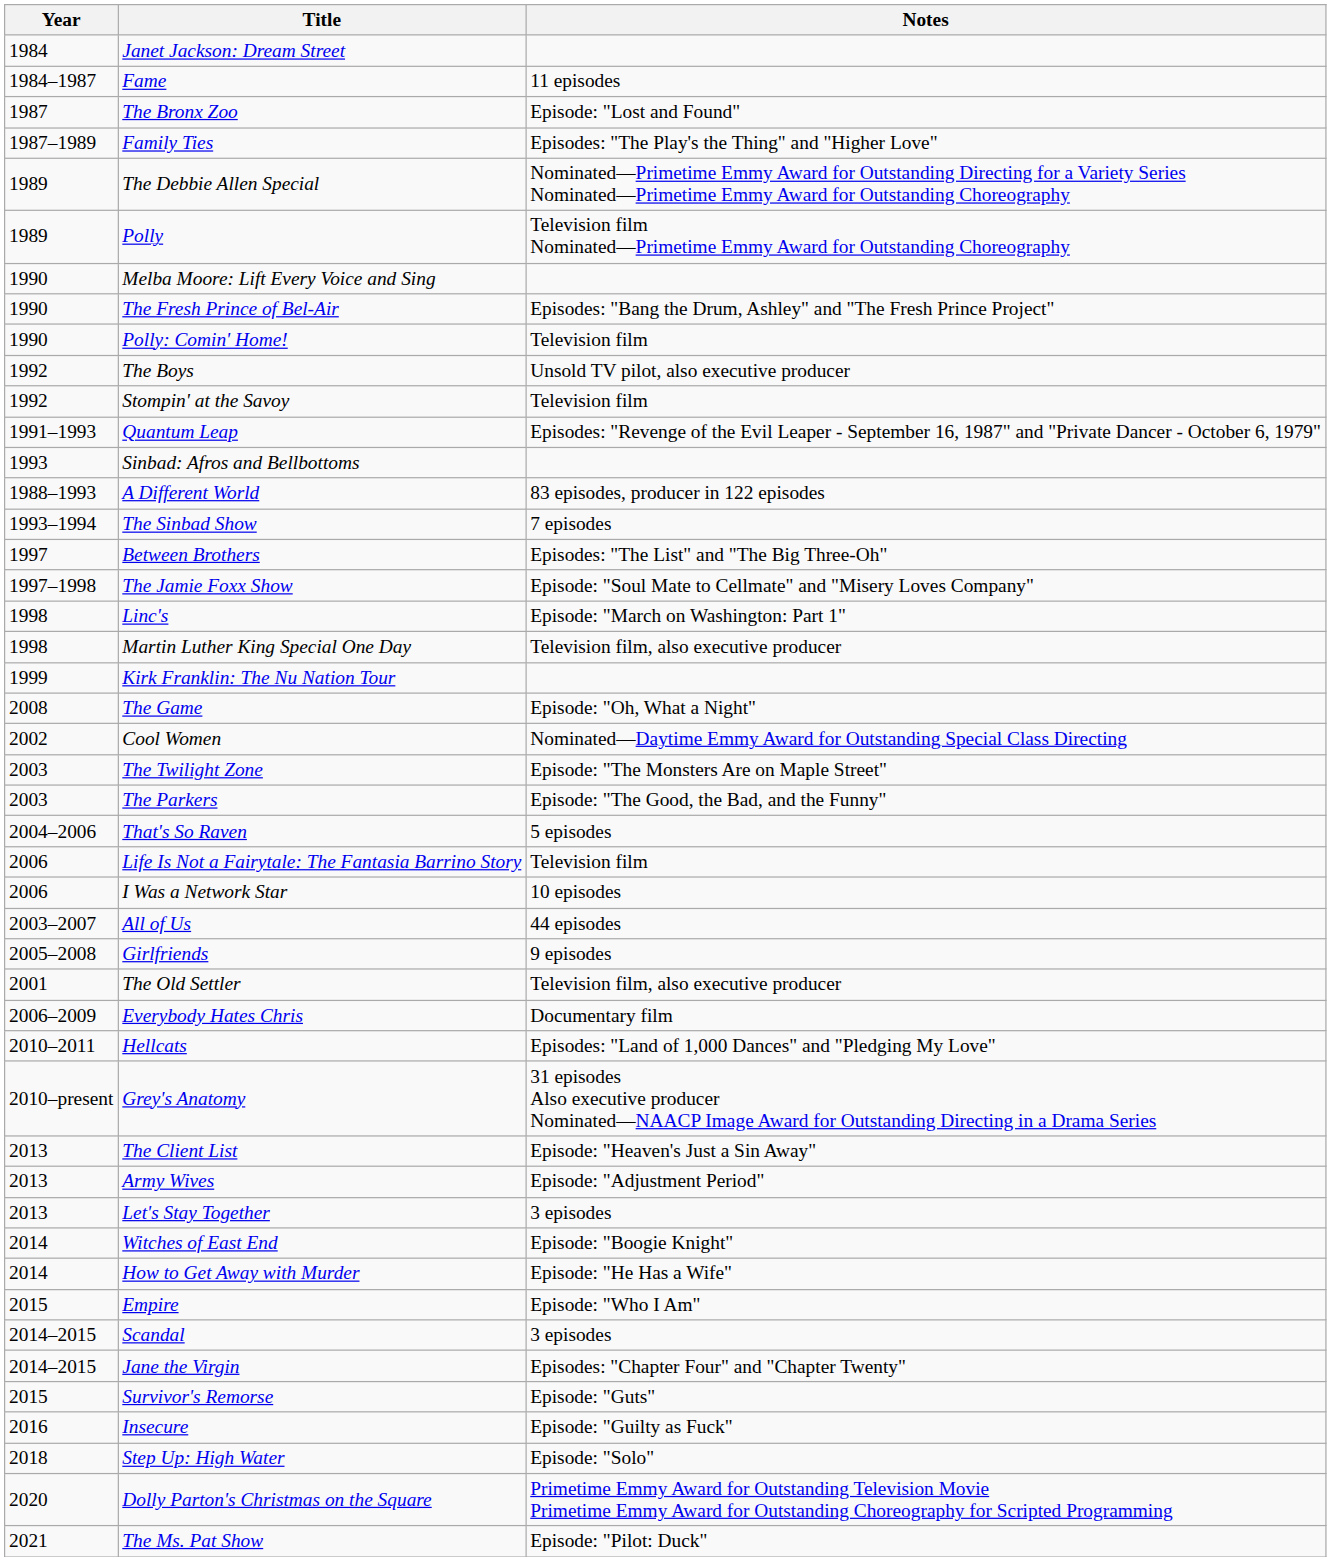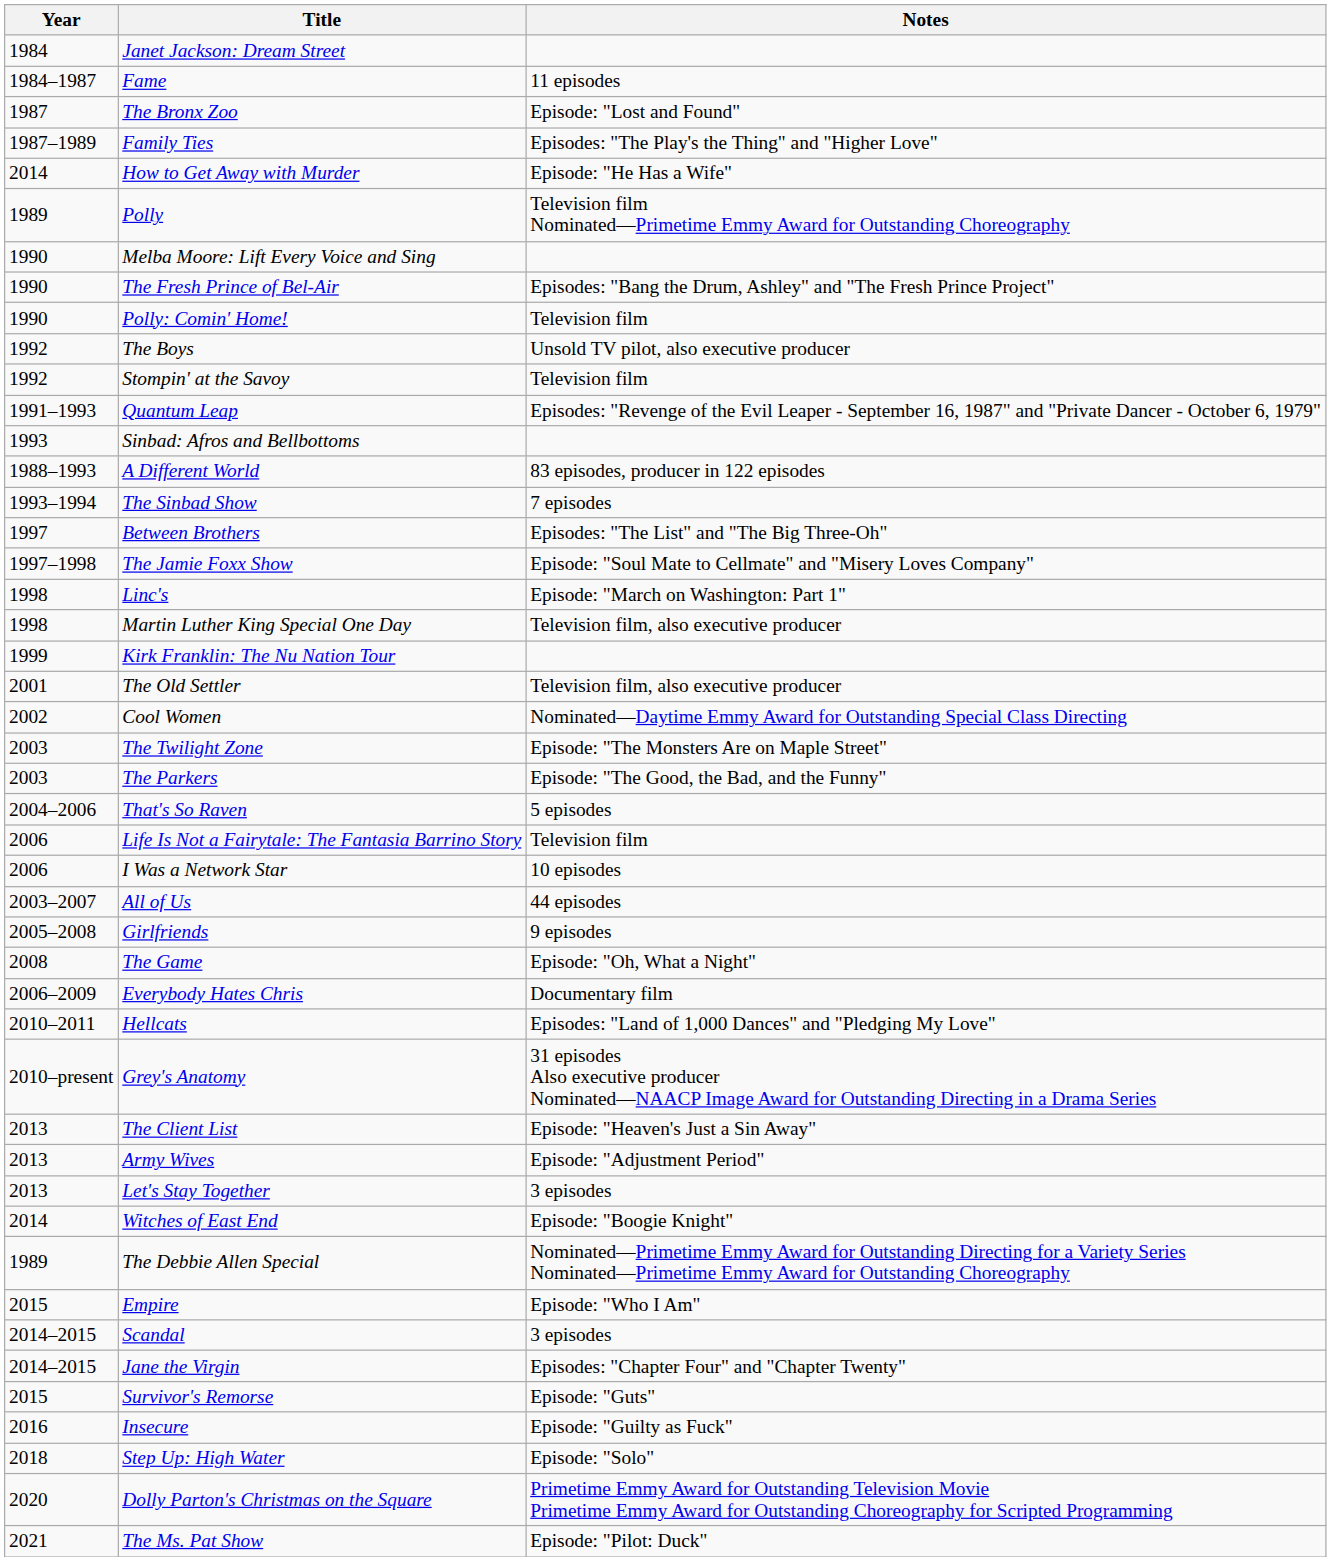rows swapped: (221, 184) <-> (241, 1273)
rows swapped: (181, 984) <-> (162, 708)
